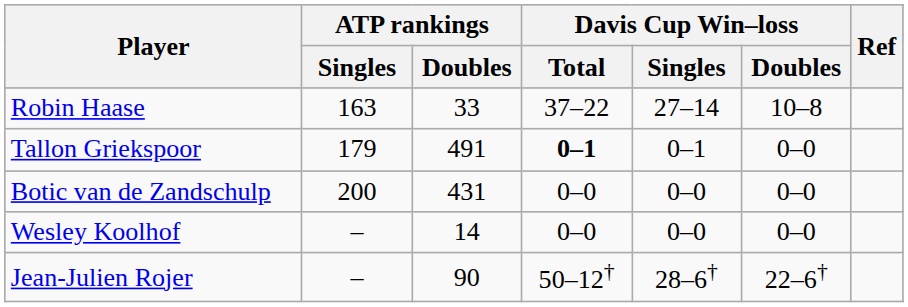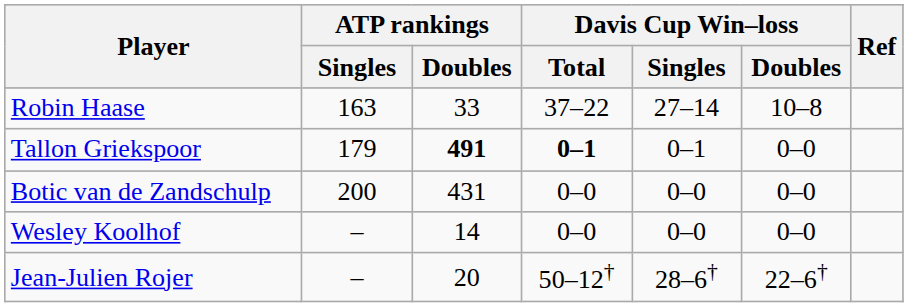(467, 149) normal -> (467, 149) bold
(467, 276) 90 -> (467, 276) 20
